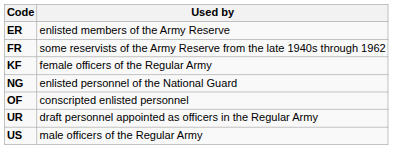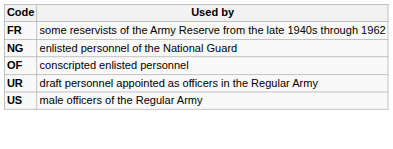- row: (15, 30)
- row: (14, 65)
